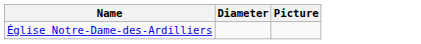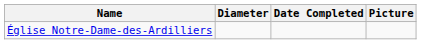+ column: (319, 13)
